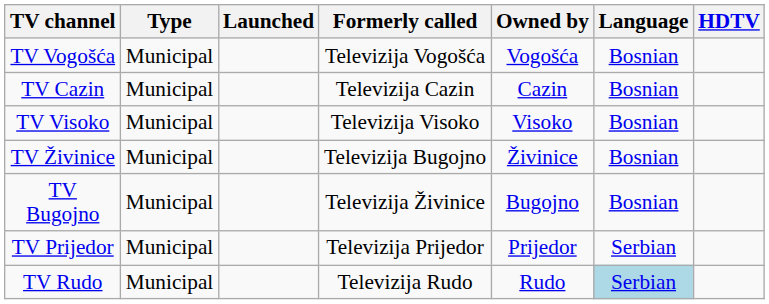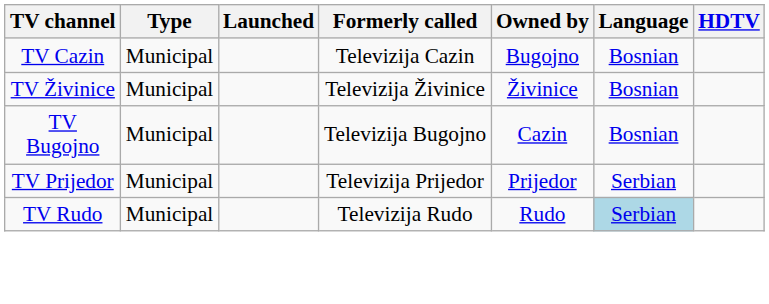- row: (63, 55)
(542, 88) Cazin -> (542, 55) Bugojno
- row: (63, 122)
(405, 156) Televizija Bugojno -> (405, 88) Televizija Živinice
(405, 202) Televizija Živinice -> (405, 134) Televizija Bugojno
(542, 202) Bugojno -> (542, 134) Cazin
